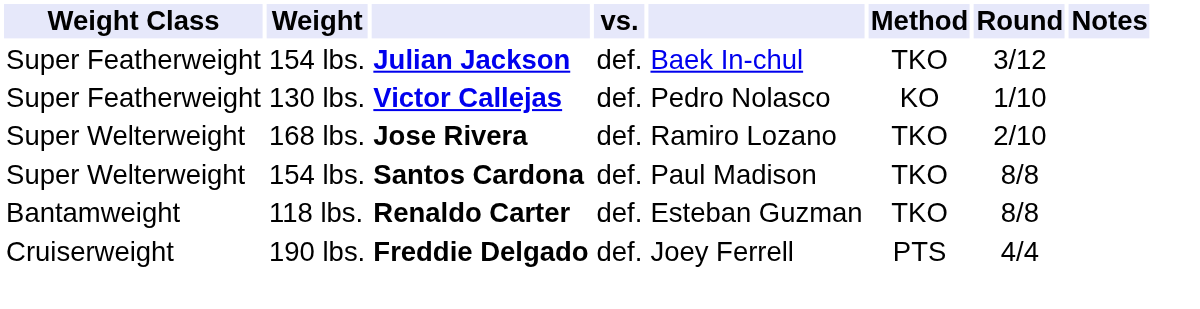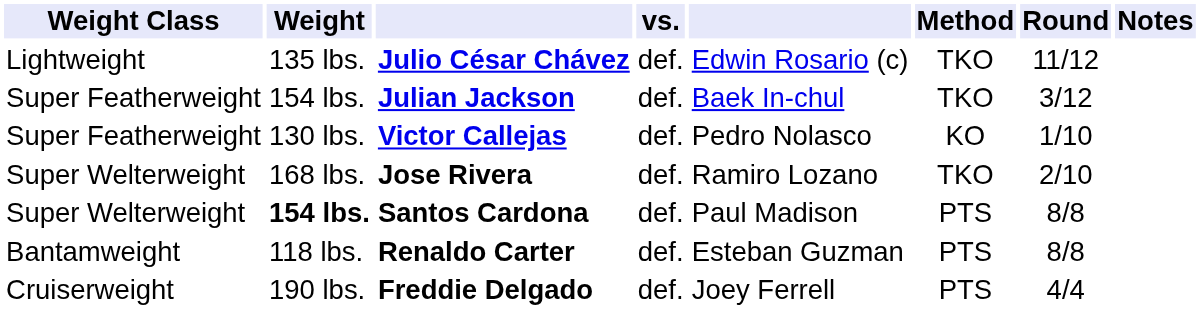+ row: (504, 60)
(317, 175) normal -> (319, 213) bold
(920, 175) TKO -> (965, 213) PTS
(920, 213) TKO -> (965, 251) PTS
